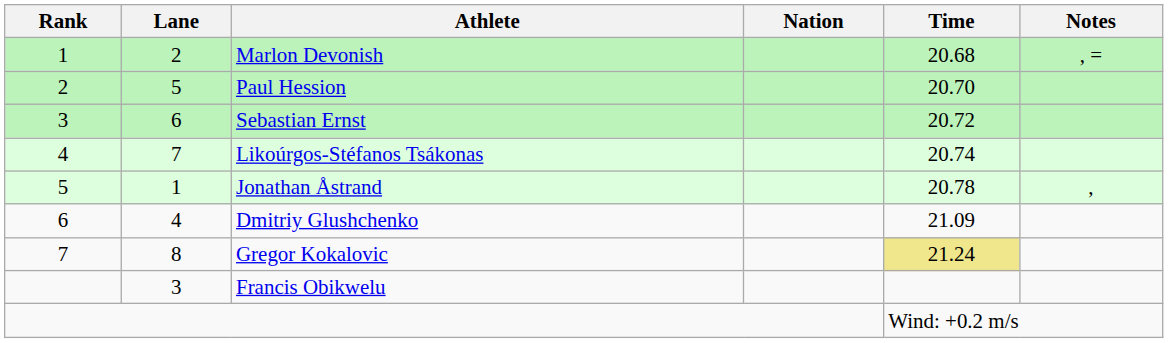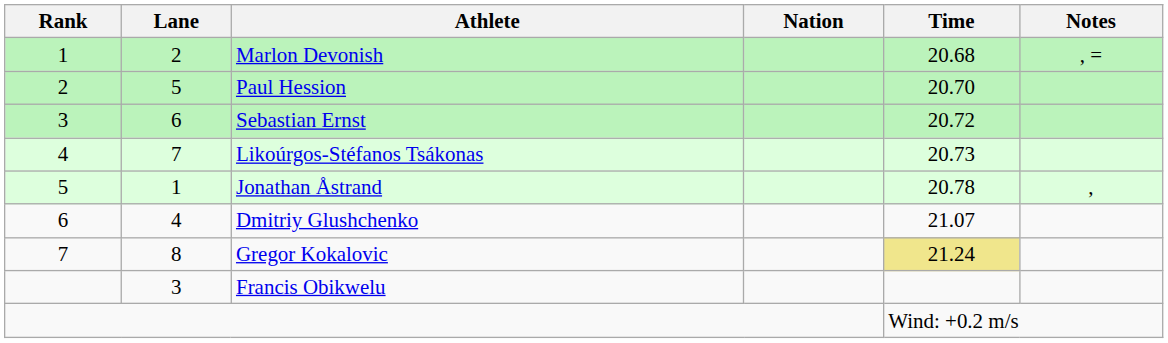(951, 154) 20.74 -> (951, 154) 20.73
(951, 220) 21.09 -> (951, 220) 21.07
